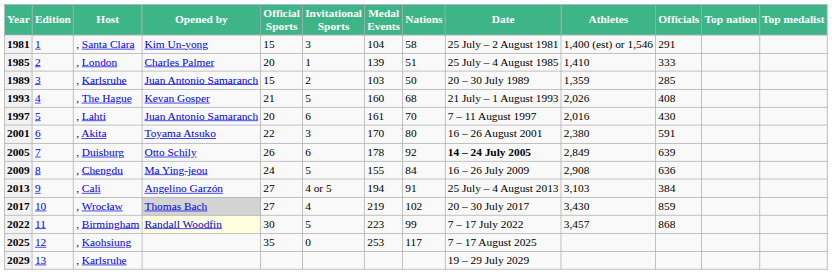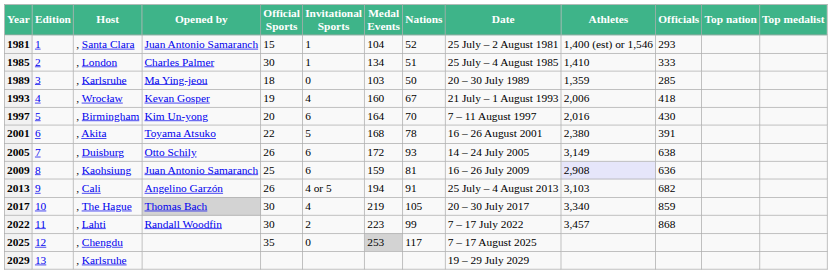(176, 44) Kim Un-yong -> (201, 44) Juan Antonio Samaranch
(308, 44) 3 -> (308, 44) 1
(411, 44) 58 -> (411, 44) 52
(667, 44) 291 -> (667, 44) 293
(269, 62) 20 -> (269, 62) 30
(376, 62) 139 -> (376, 62) 134
(201, 80) Juan Antonio Samaranch -> (176, 80) Ma Ying-jeou
(269, 80) 15 -> (269, 80) 18
(308, 80) 2 -> (308, 80) 0
(104, 98) , The Hague -> (99, 98) , Wrocław
(269, 98) 21 -> (269, 98) 19
(308, 98) 5 -> (308, 98) 4
(411, 98) 68 -> (411, 98) 67
(577, 98) 2,026 -> (577, 98) 2,006
(667, 98) 408 -> (667, 98) 418
(91, 116) , Lahti -> (108, 116) , Birmingham
(201, 116) Juan Antonio Samaranch -> (176, 116) Kim Un-yong
(376, 116) 161 -> (376, 116) 164
(308, 134) 3 -> (308, 134) 5
(376, 134) 170 -> (376, 134) 168
(411, 134) 80 -> (411, 134) 78
(667, 134) 591 -> (667, 134) 391
(376, 152) 178 -> (376, 152) 172
(411, 152) 92 -> (411, 152) 93
(489, 152) bold -> (488, 152) normal
(577, 152) 2,849 -> (577, 152) 3,149
(667, 152) 639 -> (667, 152) 638
(100, 170) , Chengdu -> (104, 170) , Kaohsiung
(176, 170) Ma Ying-jeou -> (201, 170) Juan Antonio Samaranch
(269, 170) 24 -> (269, 170) 25
(308, 170) 5 -> (308, 170) 6
(376, 170) 155 -> (376, 170) 159
(411, 170) 84 -> (411, 170) 81
(577, 170) no background -> (577, 170) lavender background
(269, 188) 27 -> (269, 188) 26
(667, 188) 384 -> (667, 188) 682
(99, 206) , Wrocław -> (104, 206) , The Hague
(269, 206) 27 -> (269, 206) 30
(414, 206) 102 -> (414, 206) 105
(577, 206) 3,430 -> (577, 206) 3,340
(108, 224) , Birmingham -> (91, 224) , Lahti
(183, 224) lightyellow background -> (183, 224) no background
(308, 224) 5 -> (308, 224) 2
(104, 242) , Kaohsiung -> (100, 242) , Chengdu
(376, 242) no background -> (376, 242) lightgrey background
